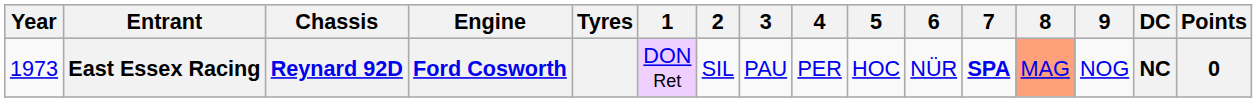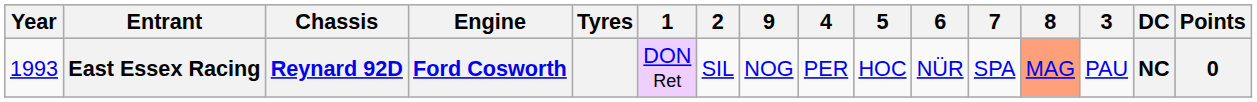columns swapped: (766, 21) <-> (1105, 21)
(34, 67) 1973 -> (34, 67) 1993
(989, 67) bold -> (995, 67) normal
